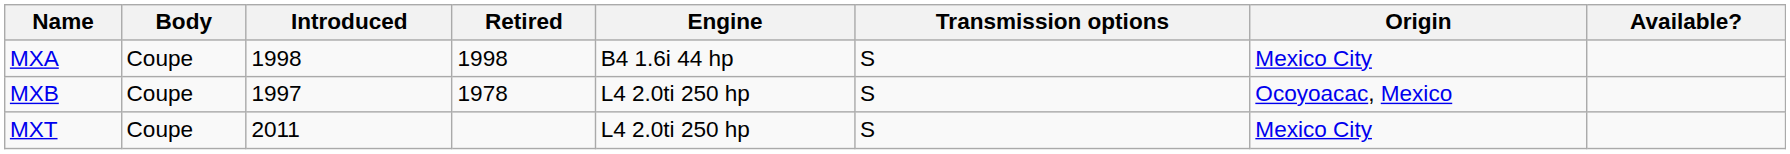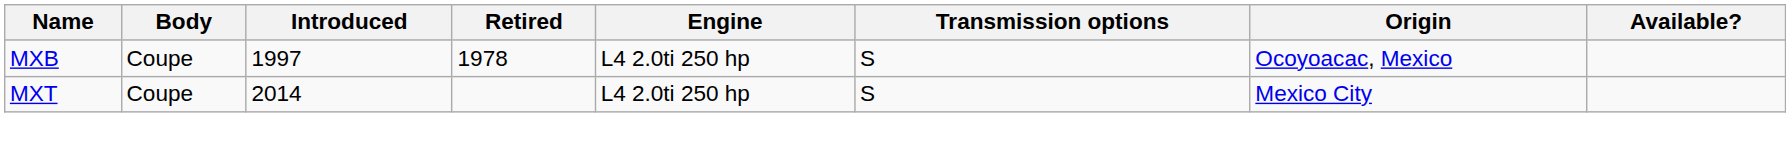- row: (34, 58)
(276, 129) 2011 -> (276, 93) 2014
